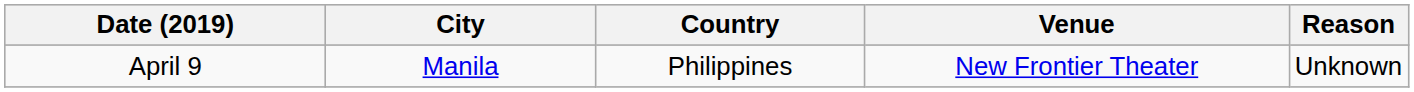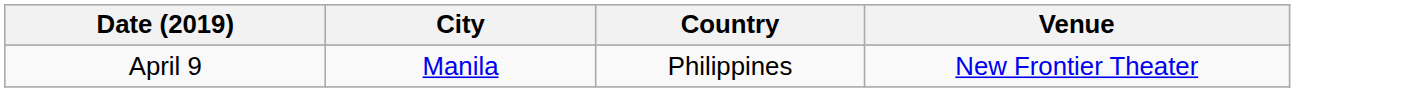- column: (1348, 24)
